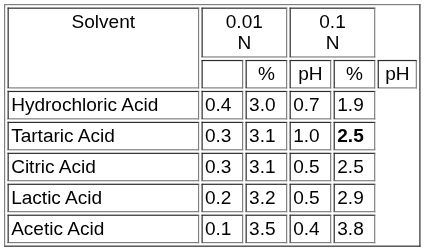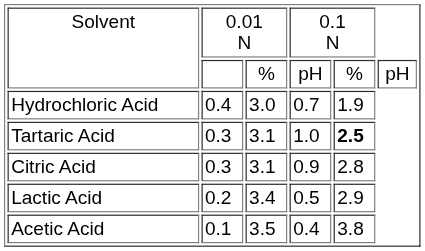(306, 166) 0.5 -> (306, 166) 0.9
(351, 166) 2.5 -> (351, 166) 2.8
(262, 197) 3.2 -> (262, 197) 3.4
